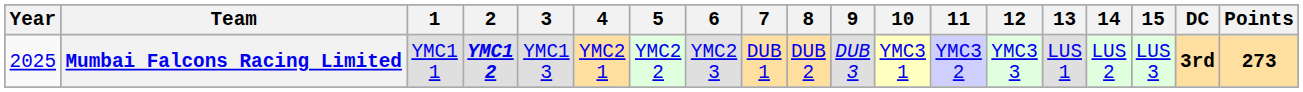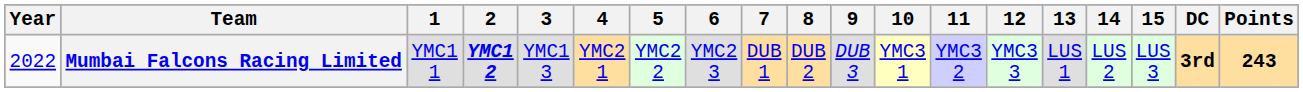(33, 61) 2025 -> (33, 61) 2022
(1259, 61) 273 -> (1259, 61) 243
